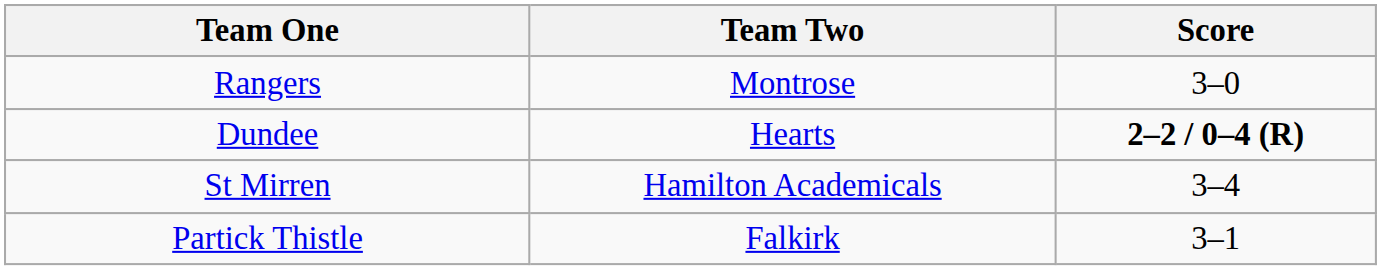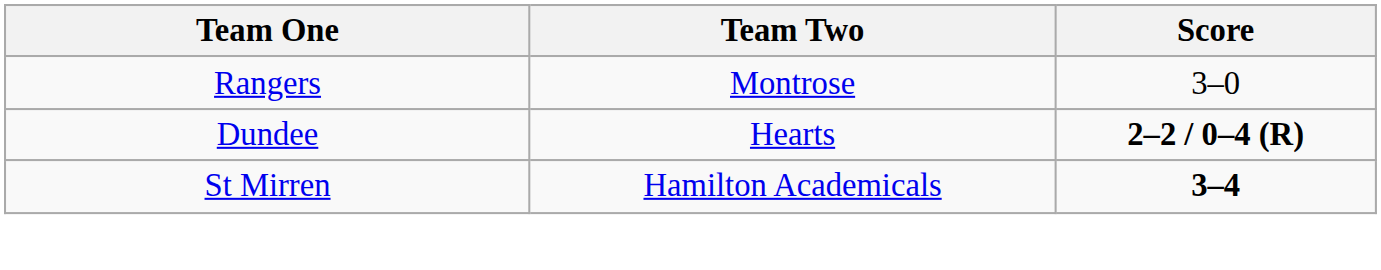(1216, 185) normal -> (1216, 185) bold
- row: (268, 237)
